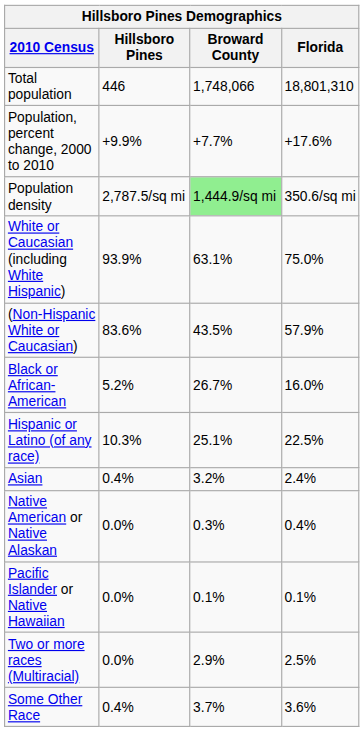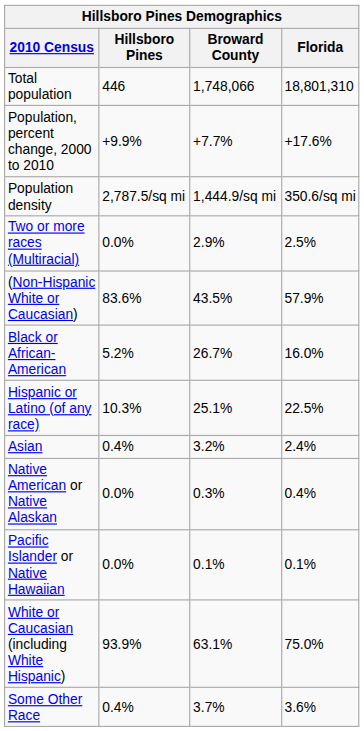(235, 196) lightgreen background -> (235, 196) no background
rows swapped: (41, 259) <-> (46, 660)
